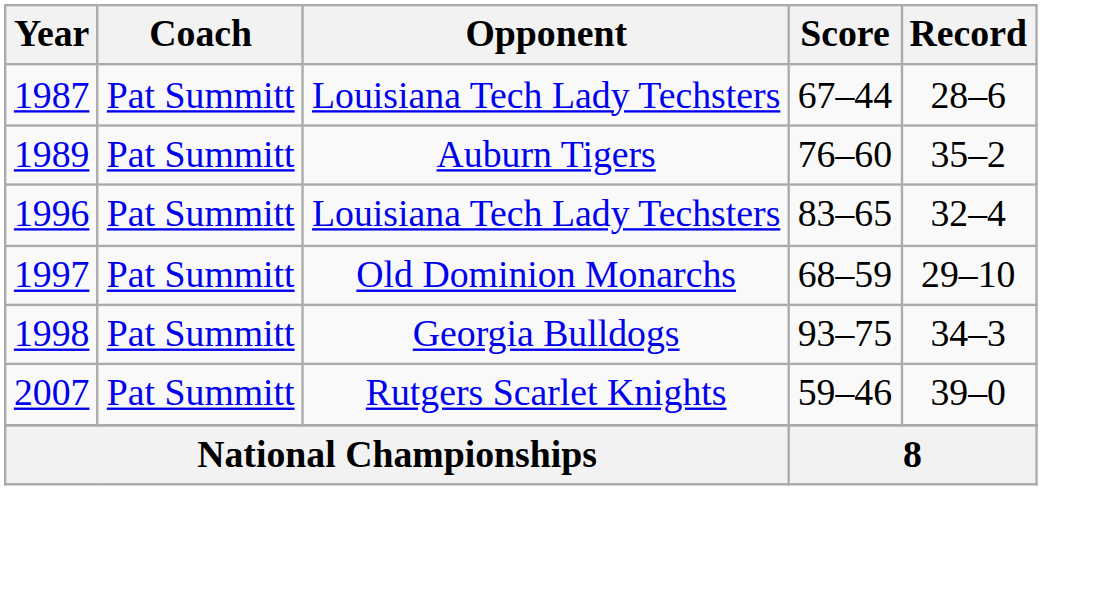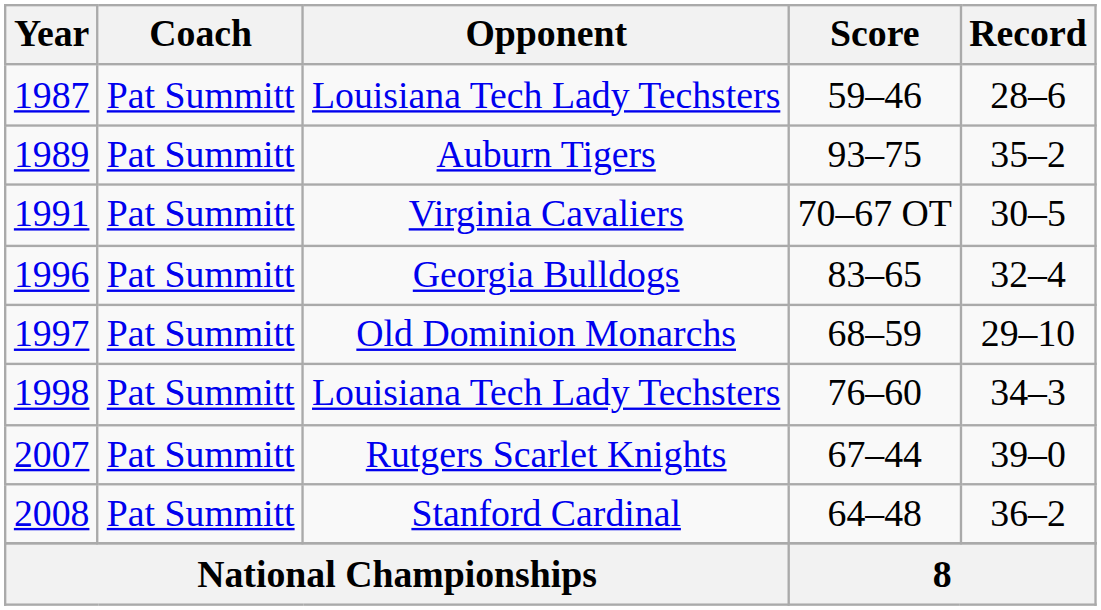(845, 94) 67–44 -> (875, 94) 59–46
(845, 154) 76–60 -> (875, 154) 93–75
+ row: (52, 214)
(546, 214) Louisiana Tech Lady Techsters -> (546, 273) Georgia Bulldogs
(546, 333) Georgia Bulldogs -> (546, 393) Louisiana Tech Lady Techsters
(845, 333) 93–75 -> (875, 393) 76–60
(845, 393) 59–46 -> (875, 453) 67–44
+ row: (52, 513)
